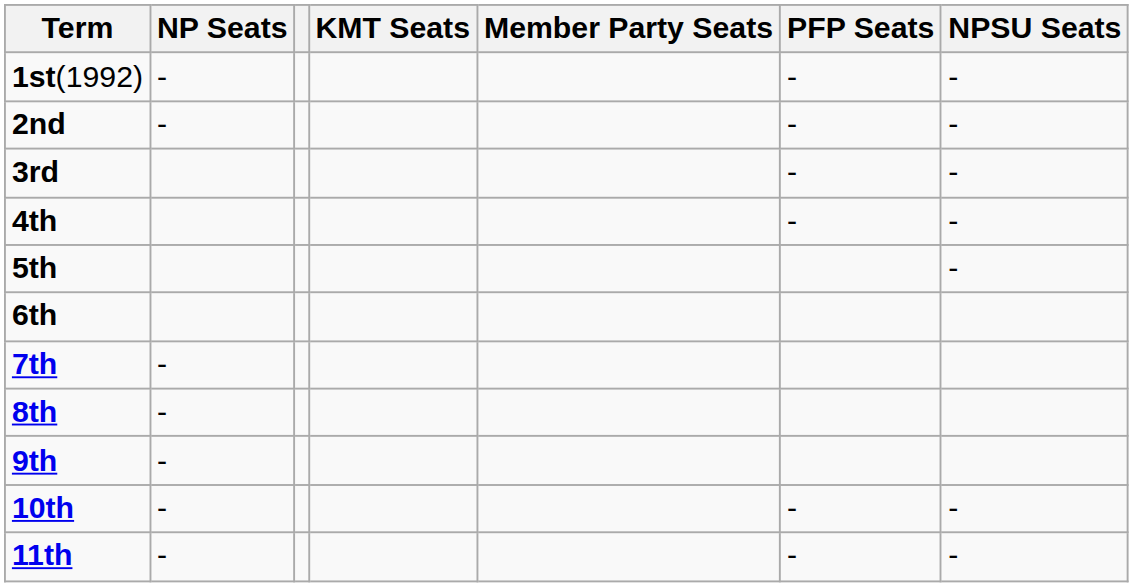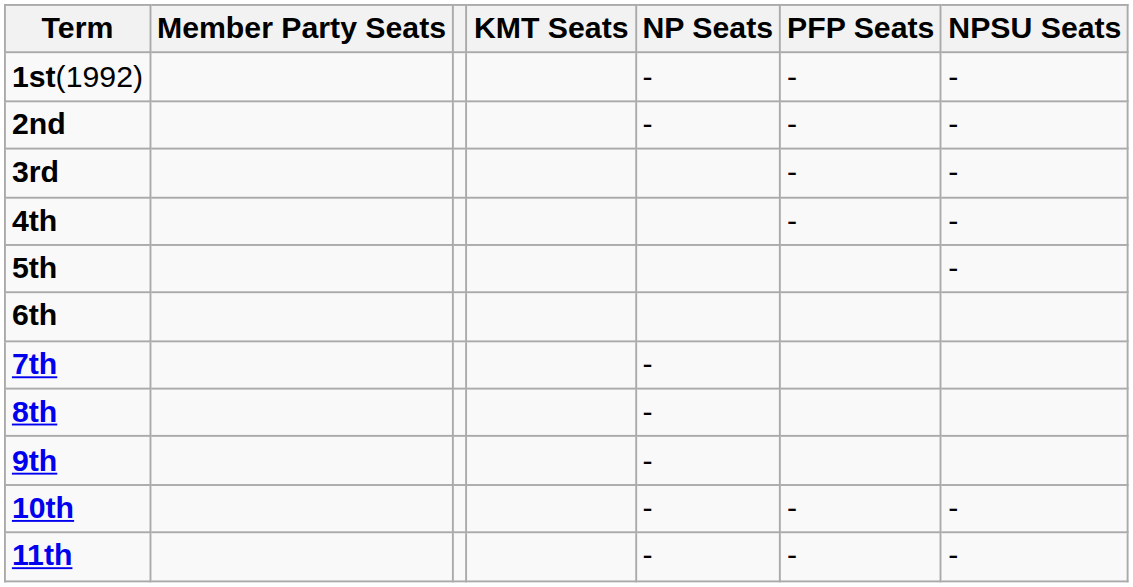columns swapped: (628, 28) <-> (222, 28)
